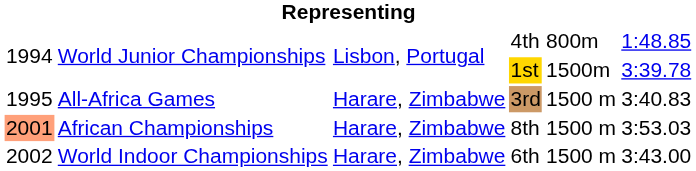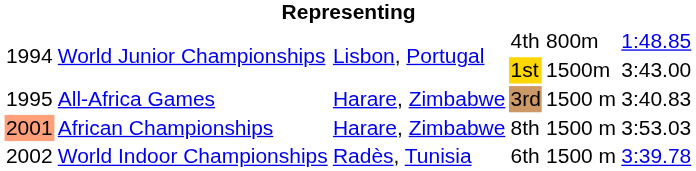(656, 70) 3:39.78 -> (656, 70) 3:43.00
(419, 156) Harare, Zimbabwe -> (402, 156) Radès, Tunisia
(656, 156) 3:43.00 -> (656, 156) 3:39.78
